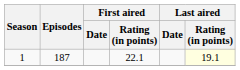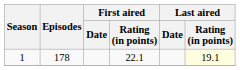(62, 57) 187 -> (62, 57) 178
